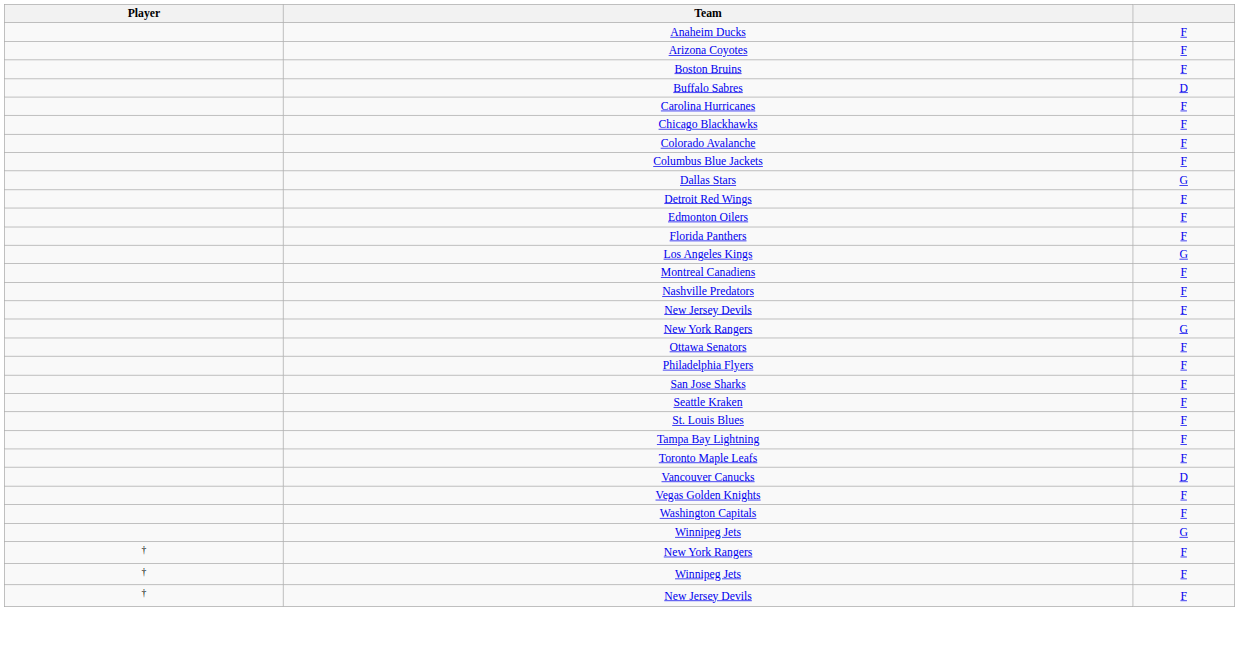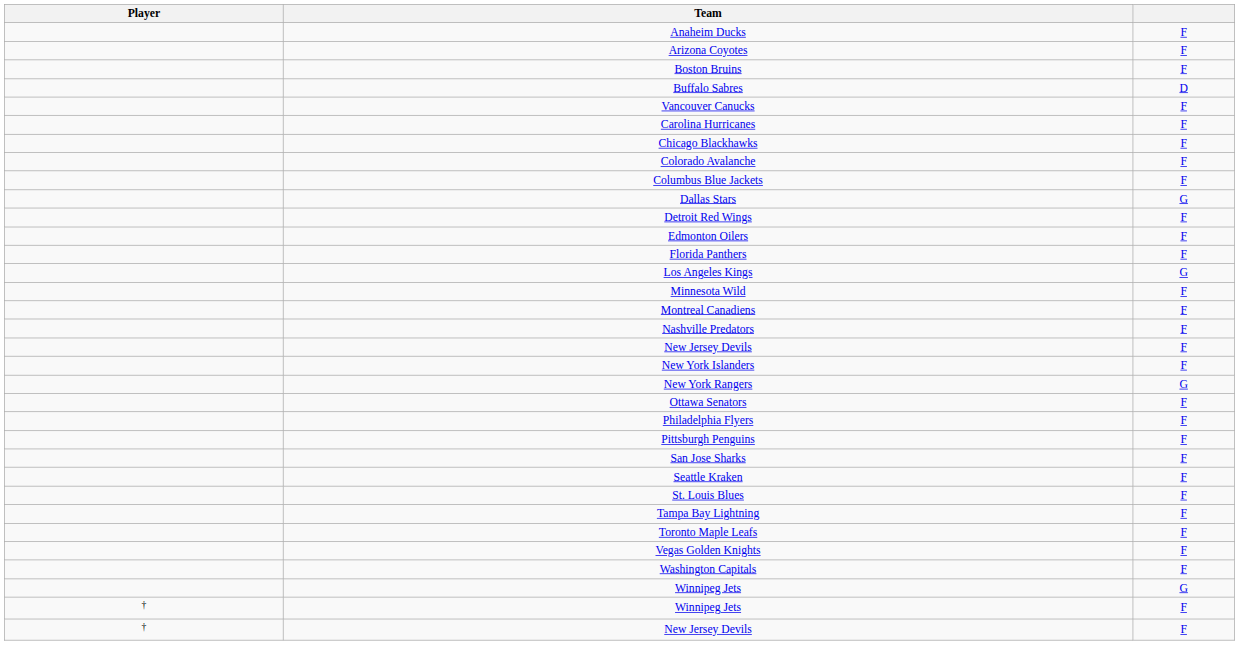+ row: (708, 106)
+ row: (708, 291)
+ row: (708, 365)
+ row: (708, 439)
- row: (708, 476)
- row: (708, 552)
